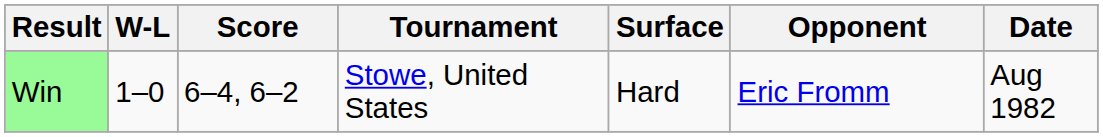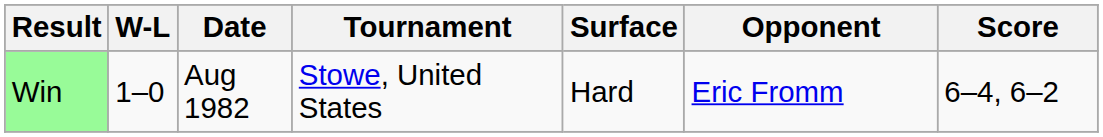columns swapped: (1041, 27) <-> (258, 27)
